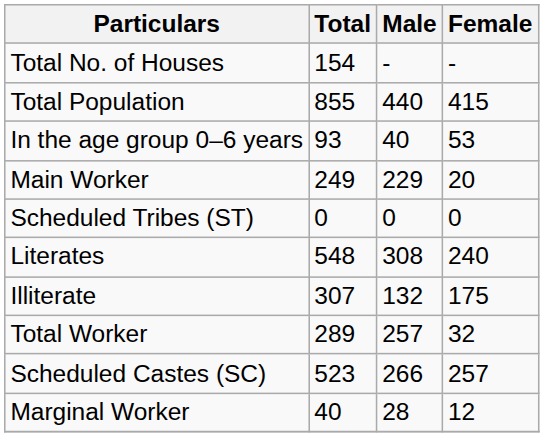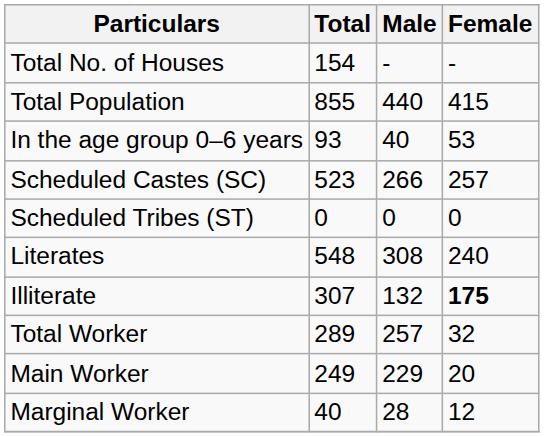rows swapped: (138, 373) <-> (80, 179)
(468, 295) normal -> (468, 295) bold
